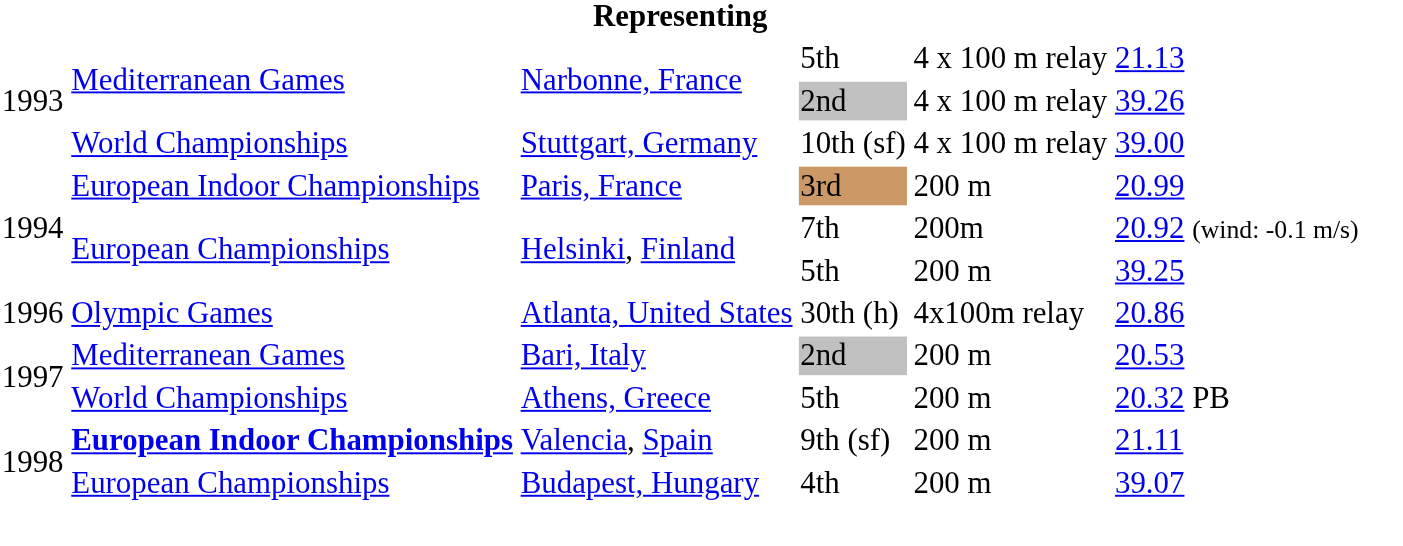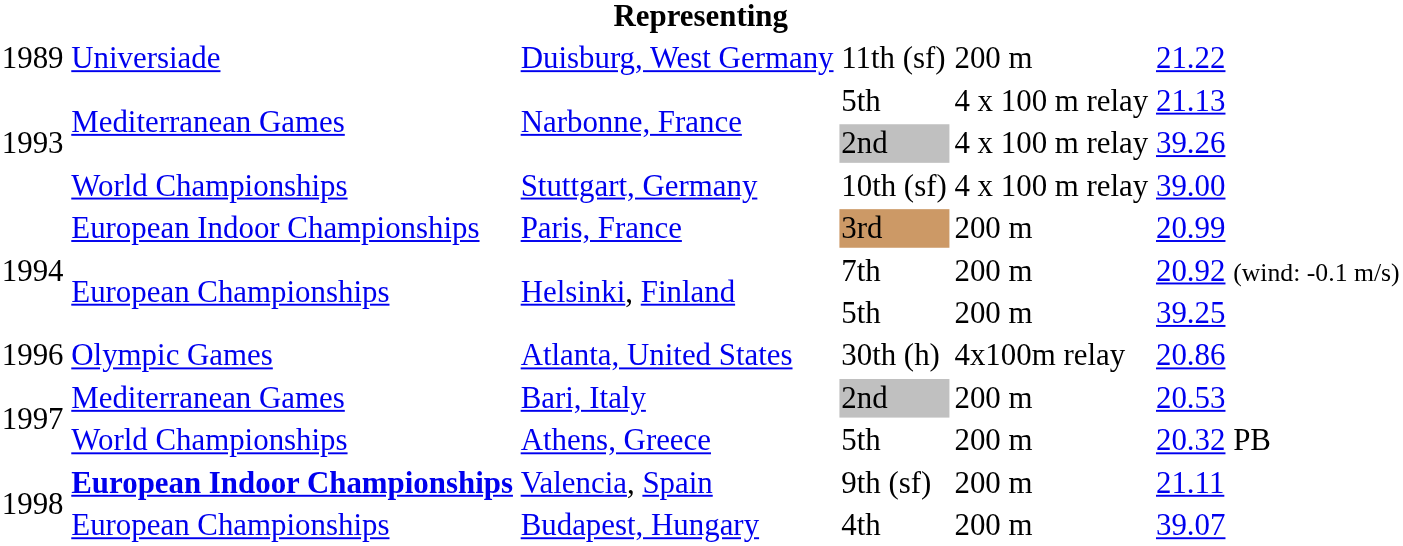+ row: (677, 58)
(949, 227) 200m -> (993, 270) 200 m
